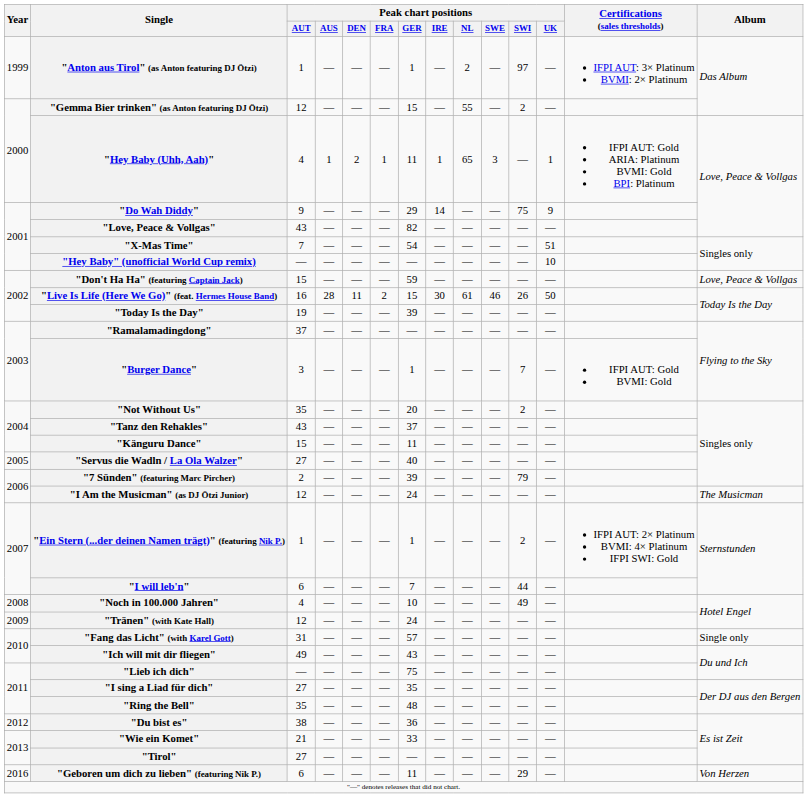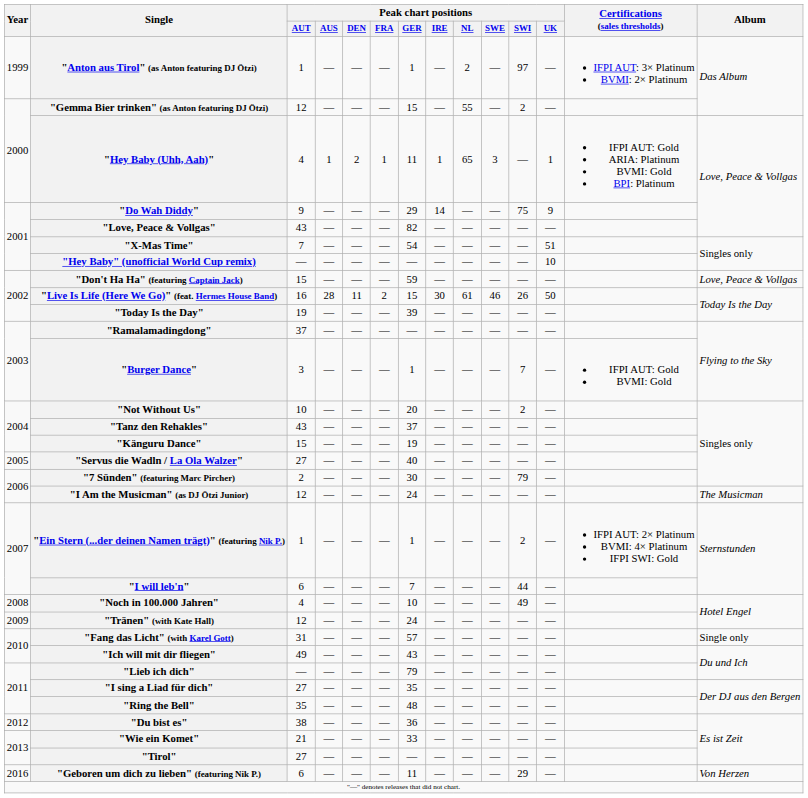(301, 409) 35 -> (301, 409) 10
(412, 443) 11 -> (412, 443) 19
(412, 477) 39 -> (412, 477) 30
(412, 671) 75 -> (412, 671) 79
